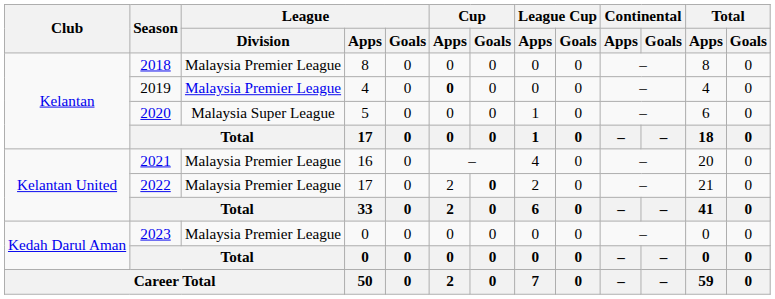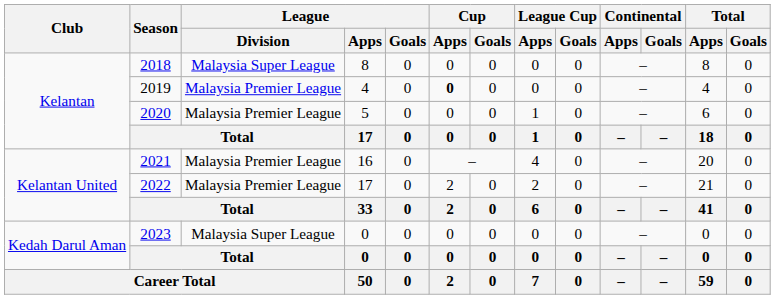(263, 64) Malaysia Premier League -> (263, 64) Malaysia Super League
(263, 112) Malaysia Super League -> (263, 112) Malaysia Premier League
(492, 185) bold -> (492, 185) normal
(263, 233) Malaysia Premier League -> (263, 233) Malaysia Super League
